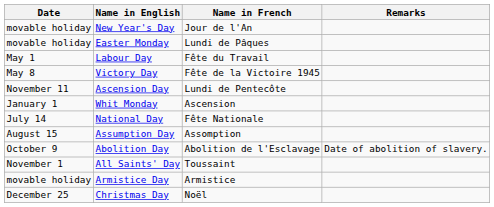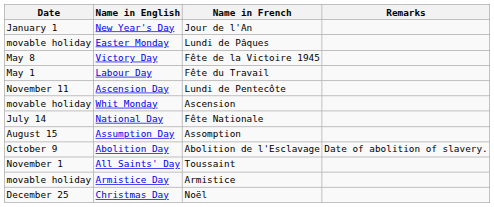(49, 27) movable holiday -> (32, 27) January 1
rows swapped: (124, 58) <-> (127, 73)
(32, 104) January 1 -> (49, 104) movable holiday
